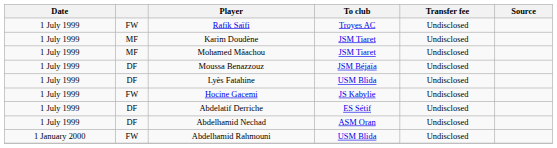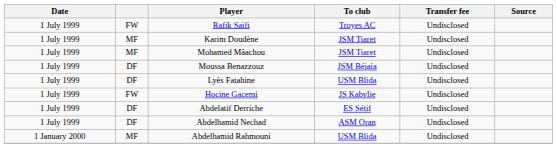(132, 136) FW -> (132, 136) MF
